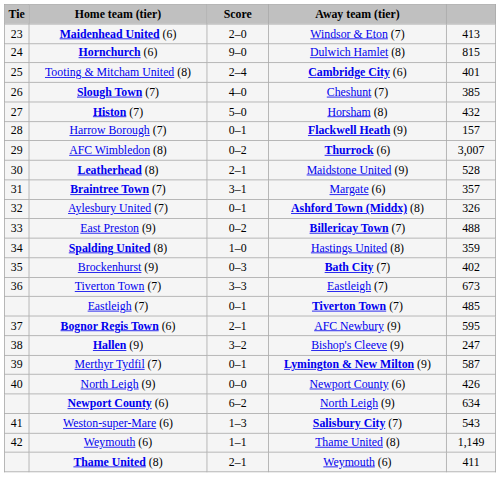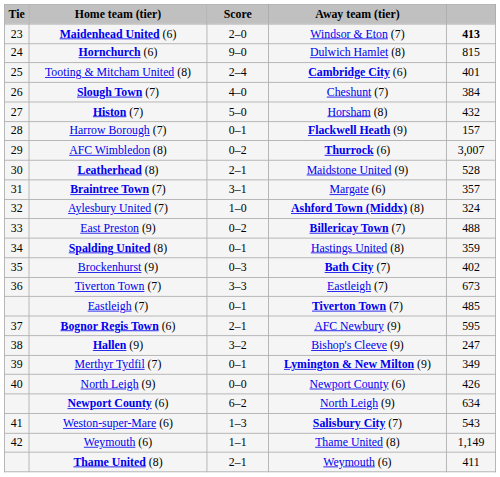(471, 34) normal -> (471, 34) bold
(471, 92) 385 -> (471, 92) 384
(238, 209) 0–1 -> (238, 209) 1–0
(471, 209) 326 -> (471, 209) 324
(238, 248) 1–0 -> (238, 248) 0–1
(471, 365) 587 -> (471, 365) 349
